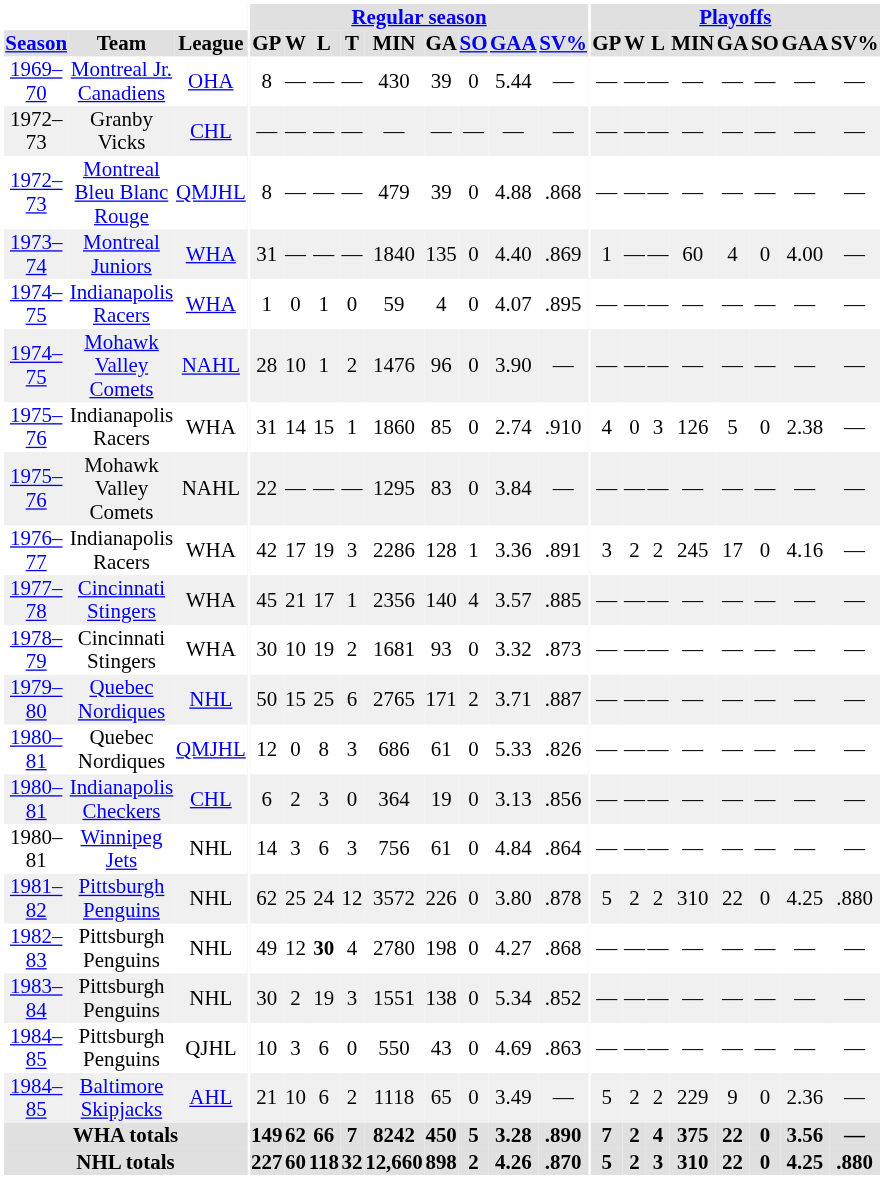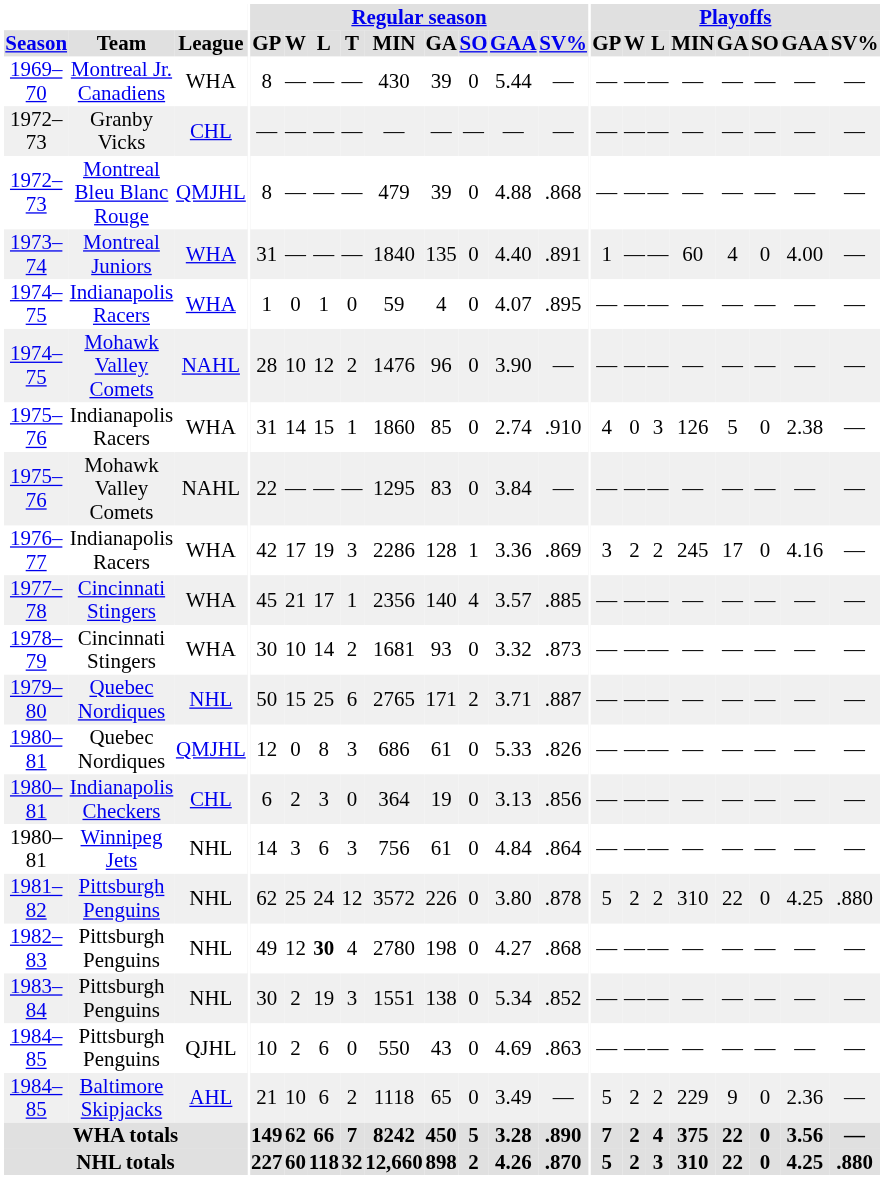(211, 81) OHA -> (211, 81) WHA
(563, 254) .869 -> (563, 254) .891
(324, 365) 1 -> (324, 365) 12
(563, 550) .891 -> (563, 550) .869
(324, 649) 19 -> (324, 649) 14
(296, 1047) 3 -> (296, 1047) 2
